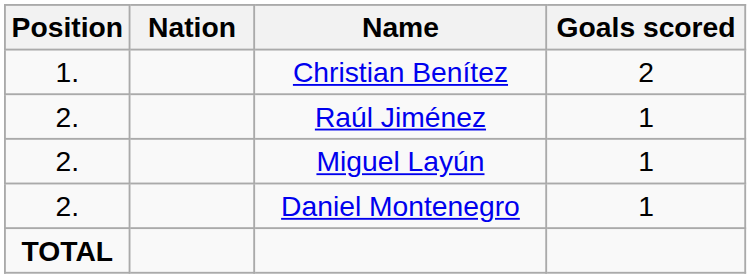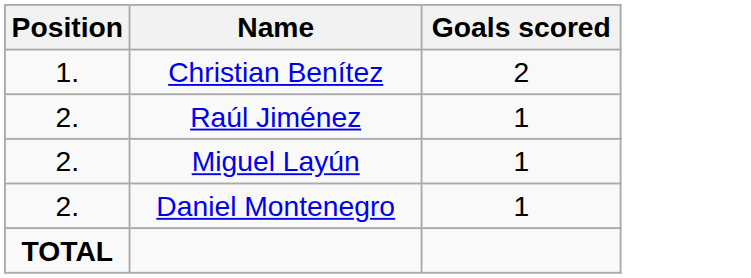- column: (192, 27)
